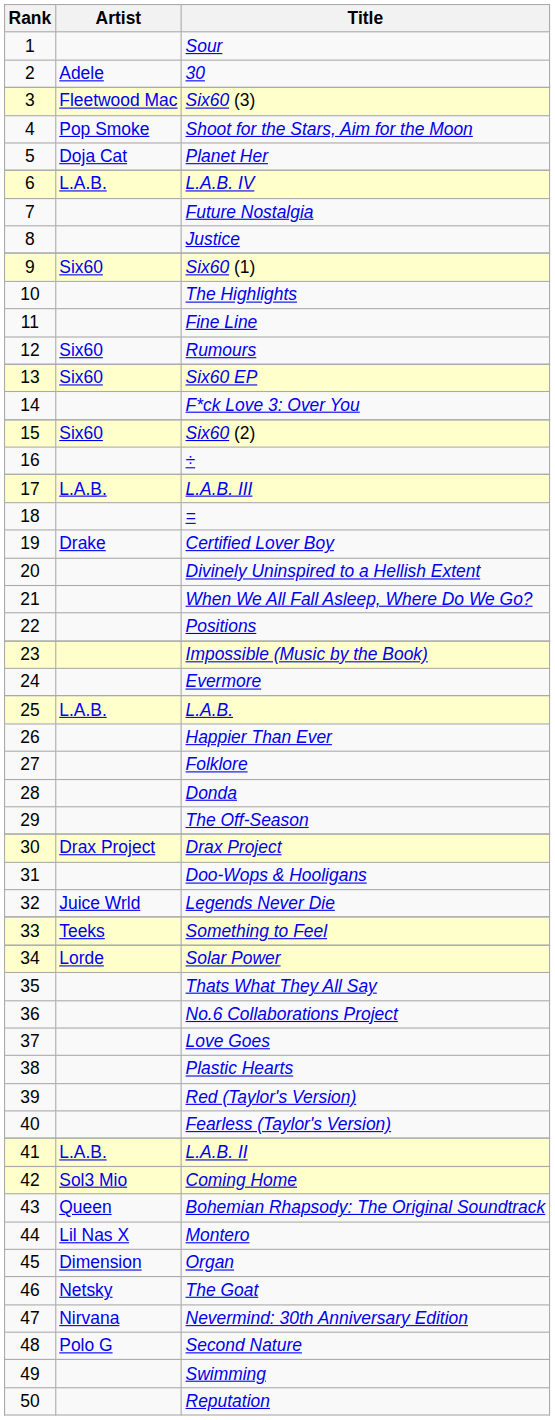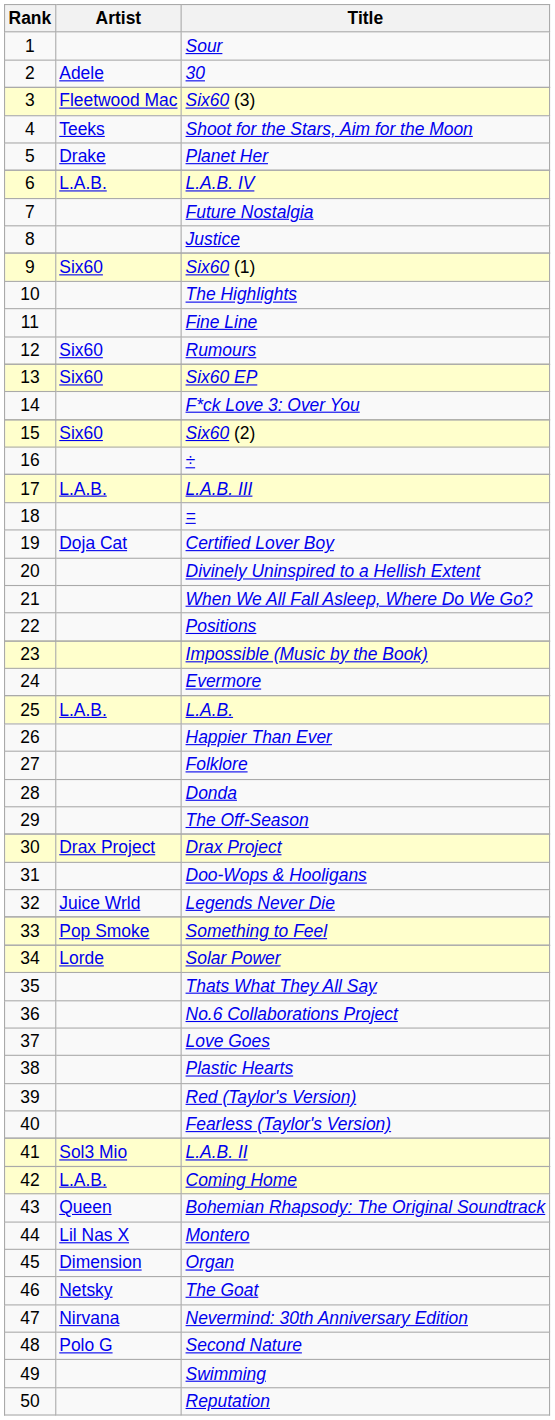(104, 128) Pop Smoke -> (82, 128) Teeks
(93, 156) Doja Cat -> (83, 156) Drake
(83, 543) Drake -> (93, 543) Doja Cat
(82, 931) Teeks -> (104, 931) Pop Smoke
(83, 1152) L.A.B. -> (93, 1152) Sol3 Mio
(93, 1179) Sol3 Mio -> (83, 1179) L.A.B.
